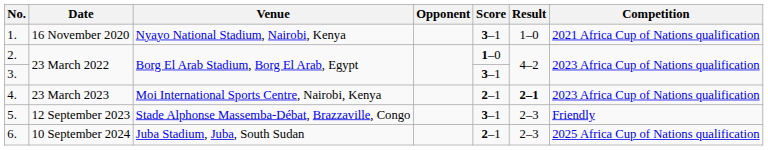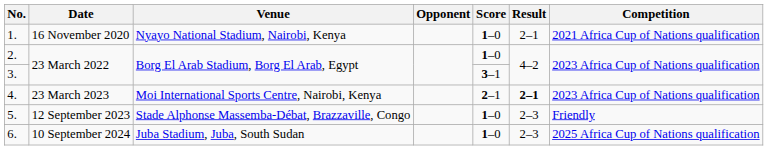(491, 34) 3–1 -> (491, 34) 1–0
(529, 34) 1–0 -> (529, 34) 2–1
(491, 114) 3–1 -> (491, 114) 1–0
(491, 134) 2–1 -> (491, 134) 1–0
